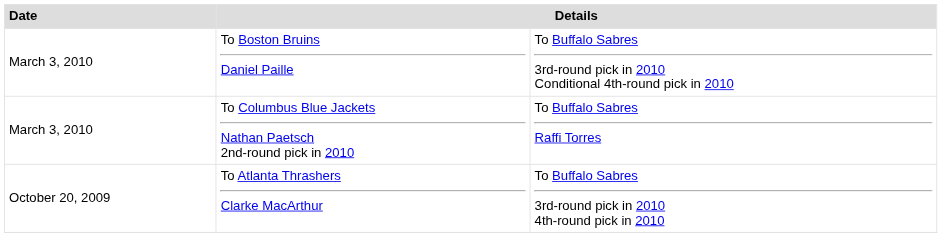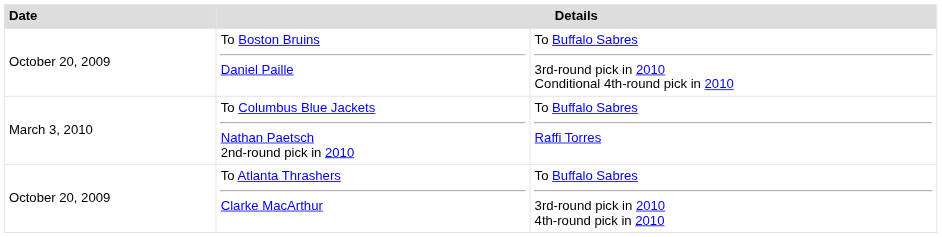(51, 62) March 3, 2010 -> (60, 62) October 20, 2009
